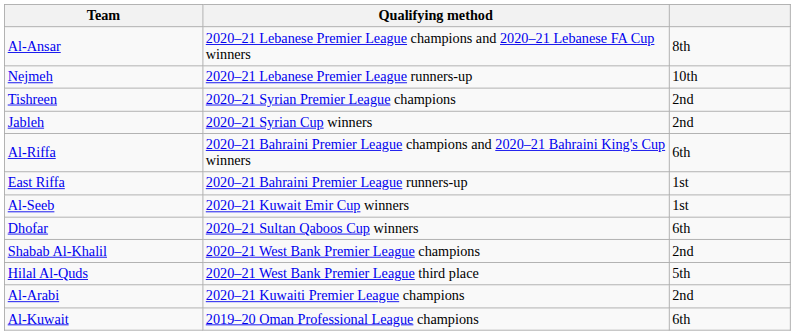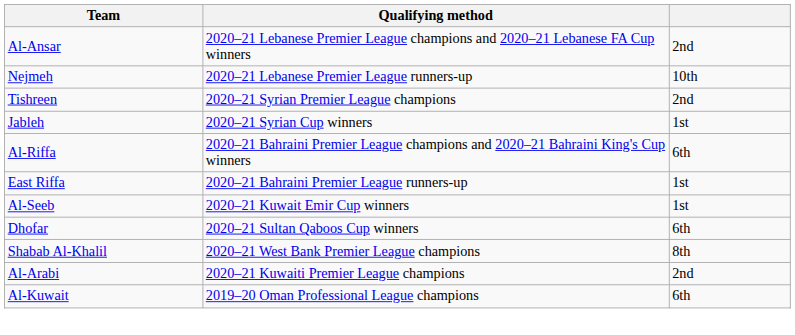(681, 46) 8th -> (683, 46) 2nd
(683, 122) 2nd -> (681, 122) 1st
(683, 251) 2nd -> (681, 251) 8th
- row: (48, 273)
